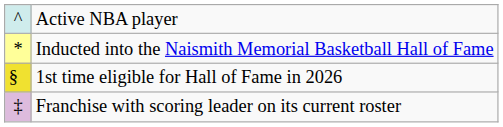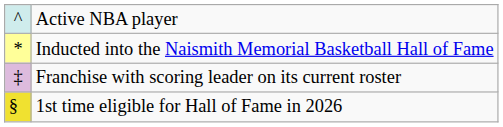rows swapped: (189, 77) <-> (218, 106)
